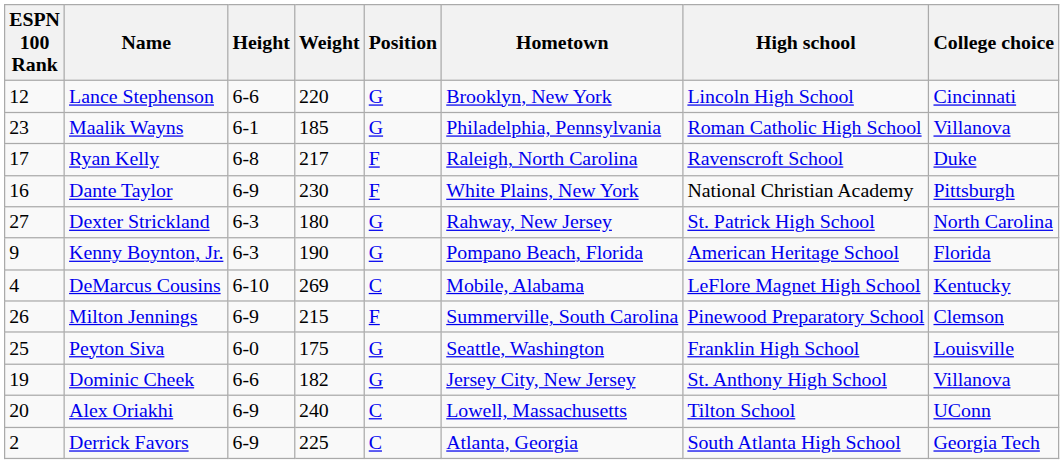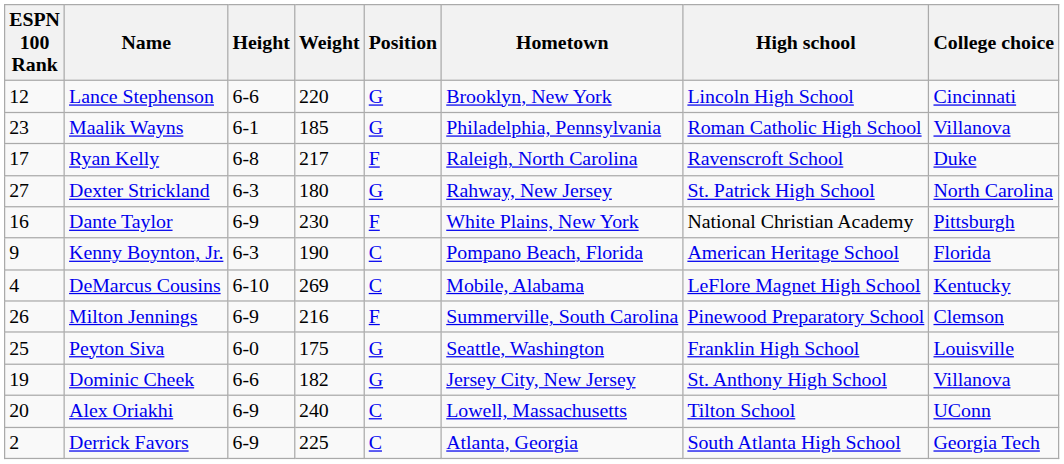rows swapped: (139, 222) <-> (121, 190)
(376, 253) G -> (375, 253) C
(314, 316) 215 -> (314, 316) 216
